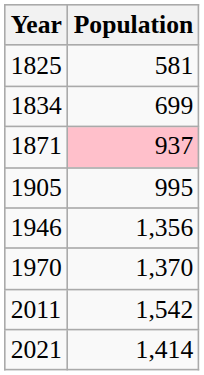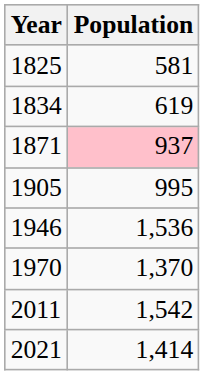(174, 106) 699 -> (174, 106) 619
(164, 227) 1,356 -> (164, 227) 1,536
